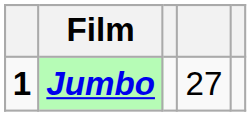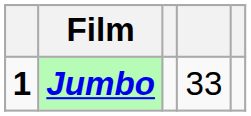(204, 83) 27 -> (204, 83) 33
